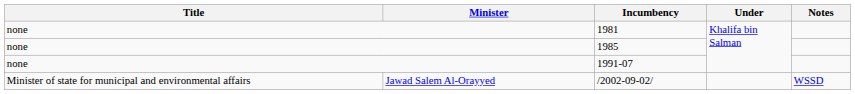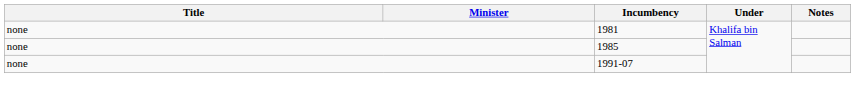- row: (625, 81)
